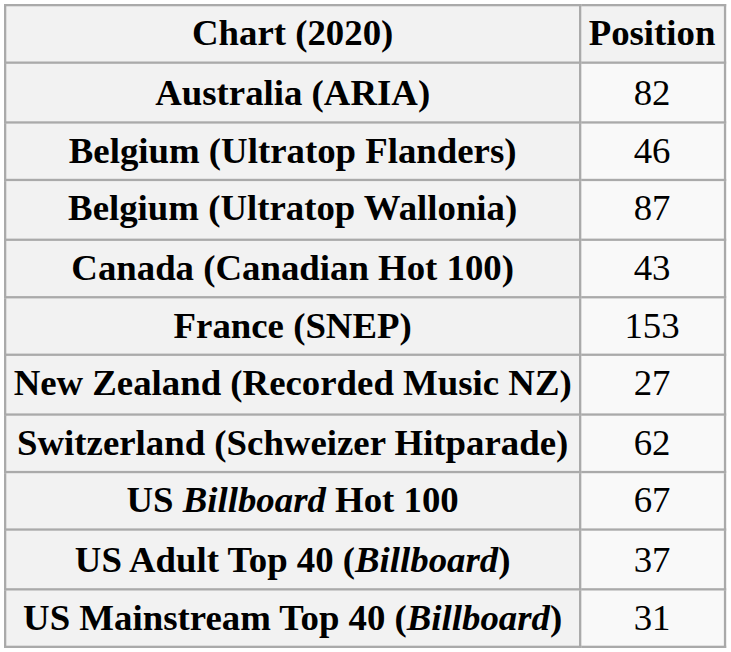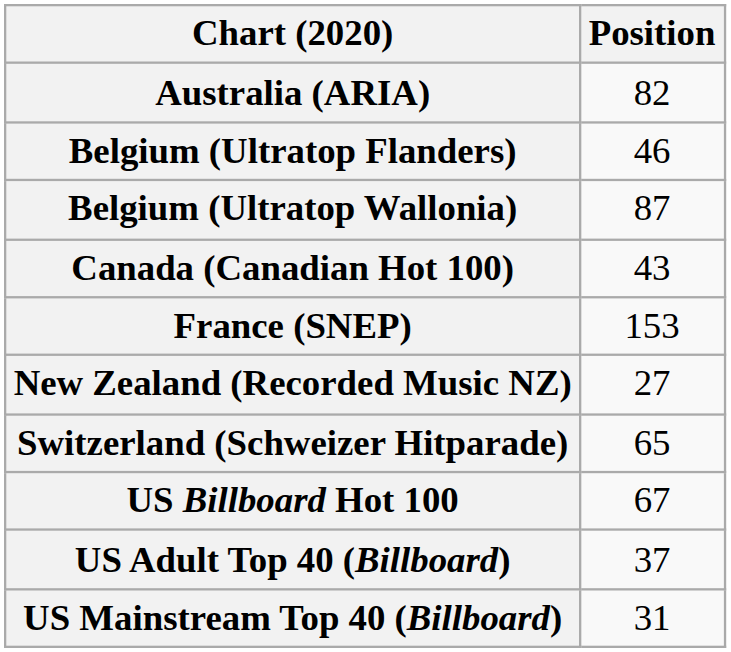(652, 442) 62 -> (652, 442) 65
